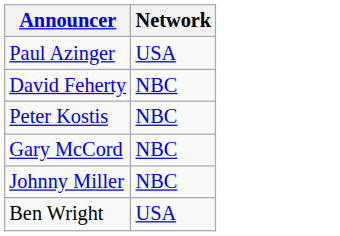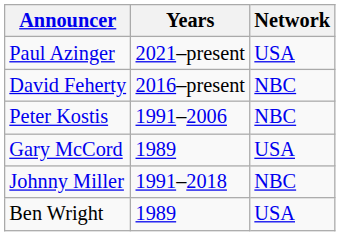+ column: (190, 20)
(156, 149) NBC -> (275, 149) USA
